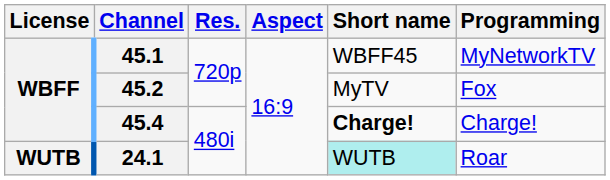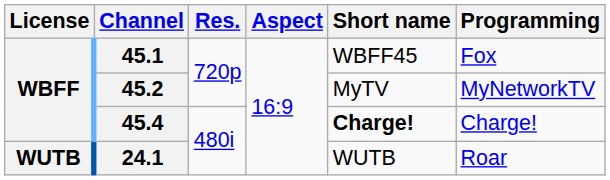(528, 55) MyNetworkTV -> (478, 55) Fox
(478, 89) Fox -> (528, 89) MyNetworkTV
(364, 157) paleturquoise background -> (364, 157) no background
